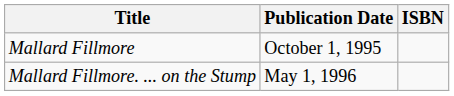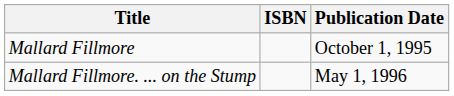columns swapped: (329, 18) <-> (423, 18)
